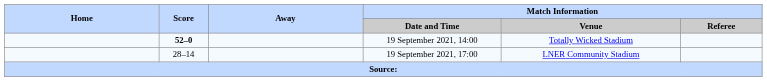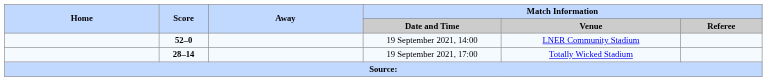(591, 40) Totally Wicked Stadium -> (591, 40) LNER Community Stadium
(184, 54) normal -> (184, 54) bold
(591, 54) LNER Community Stadium -> (591, 54) Totally Wicked Stadium
